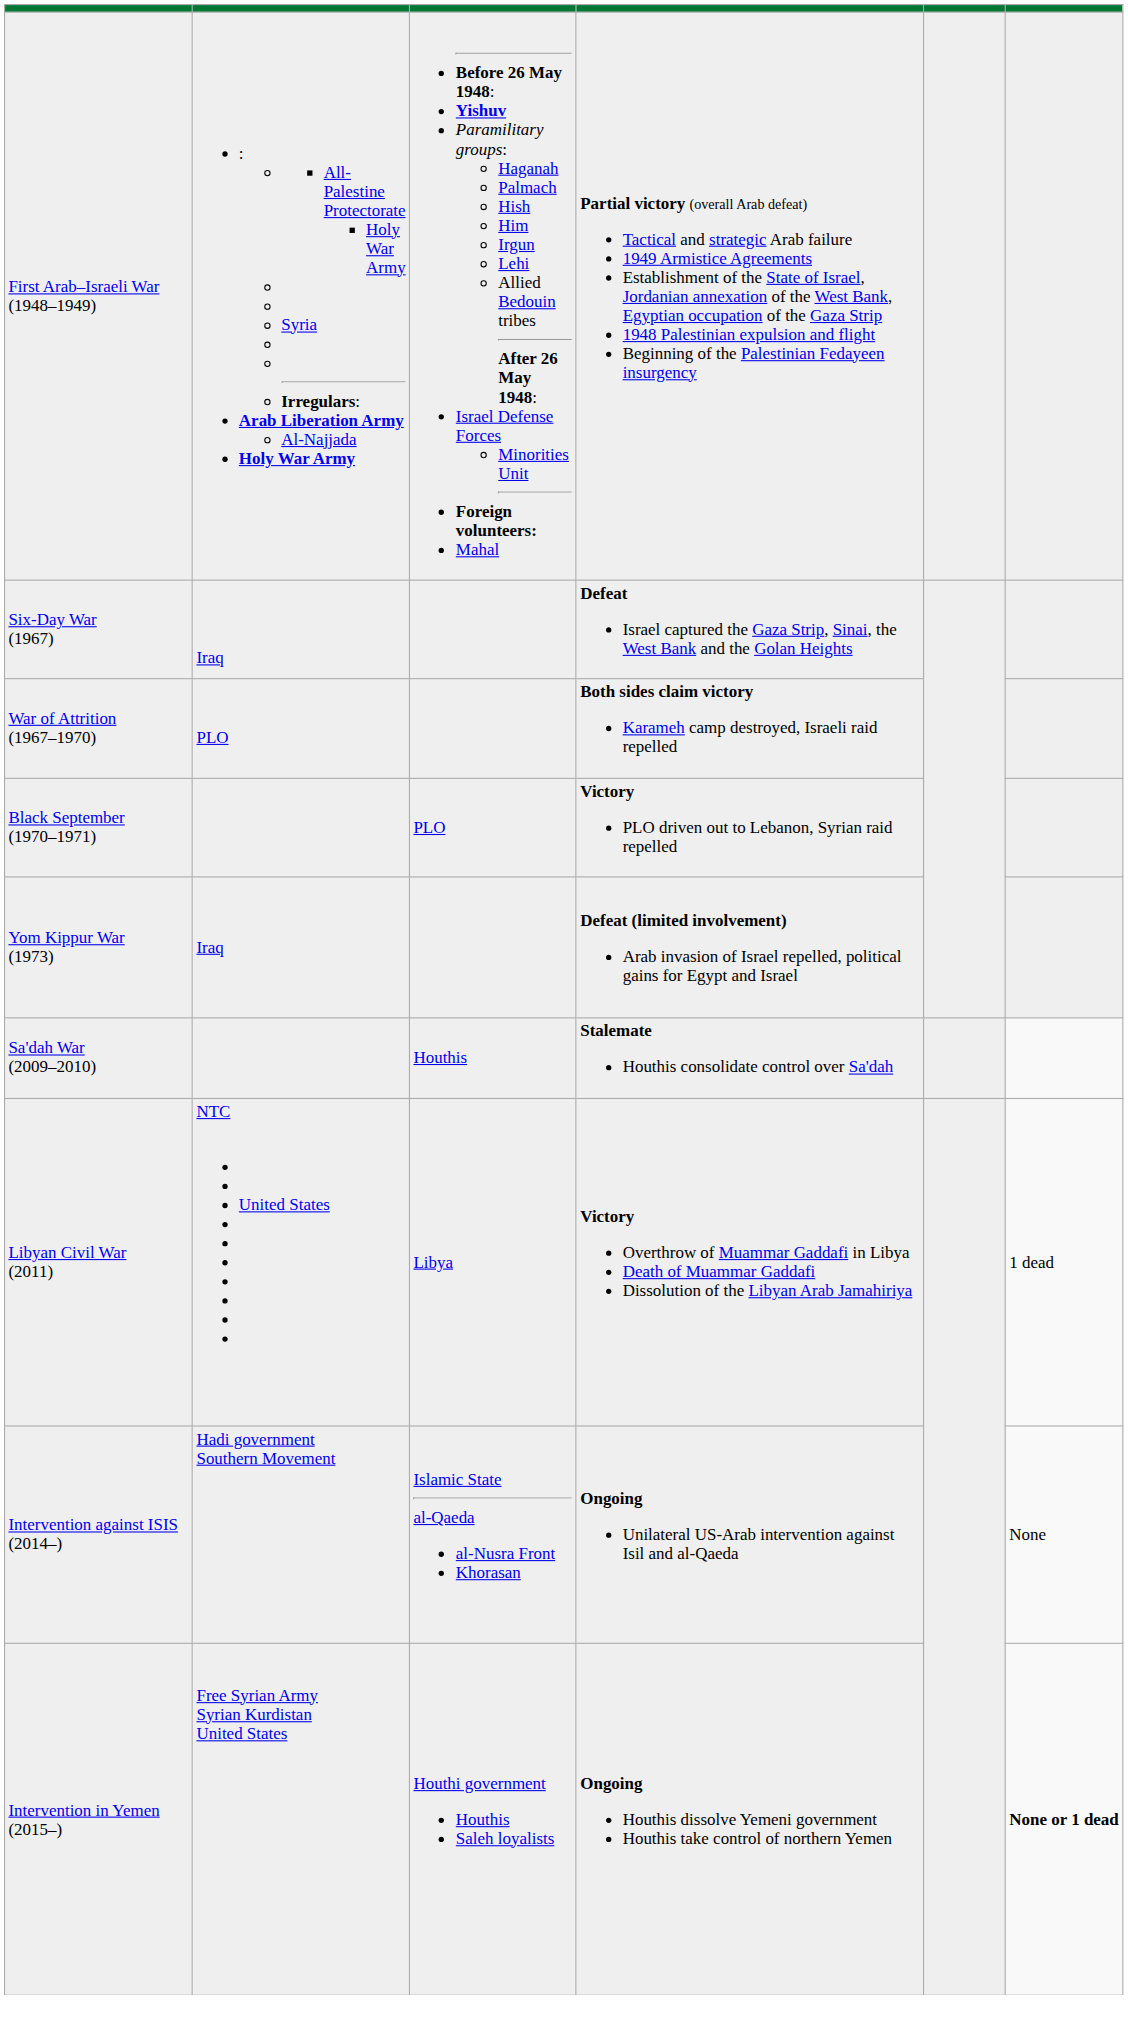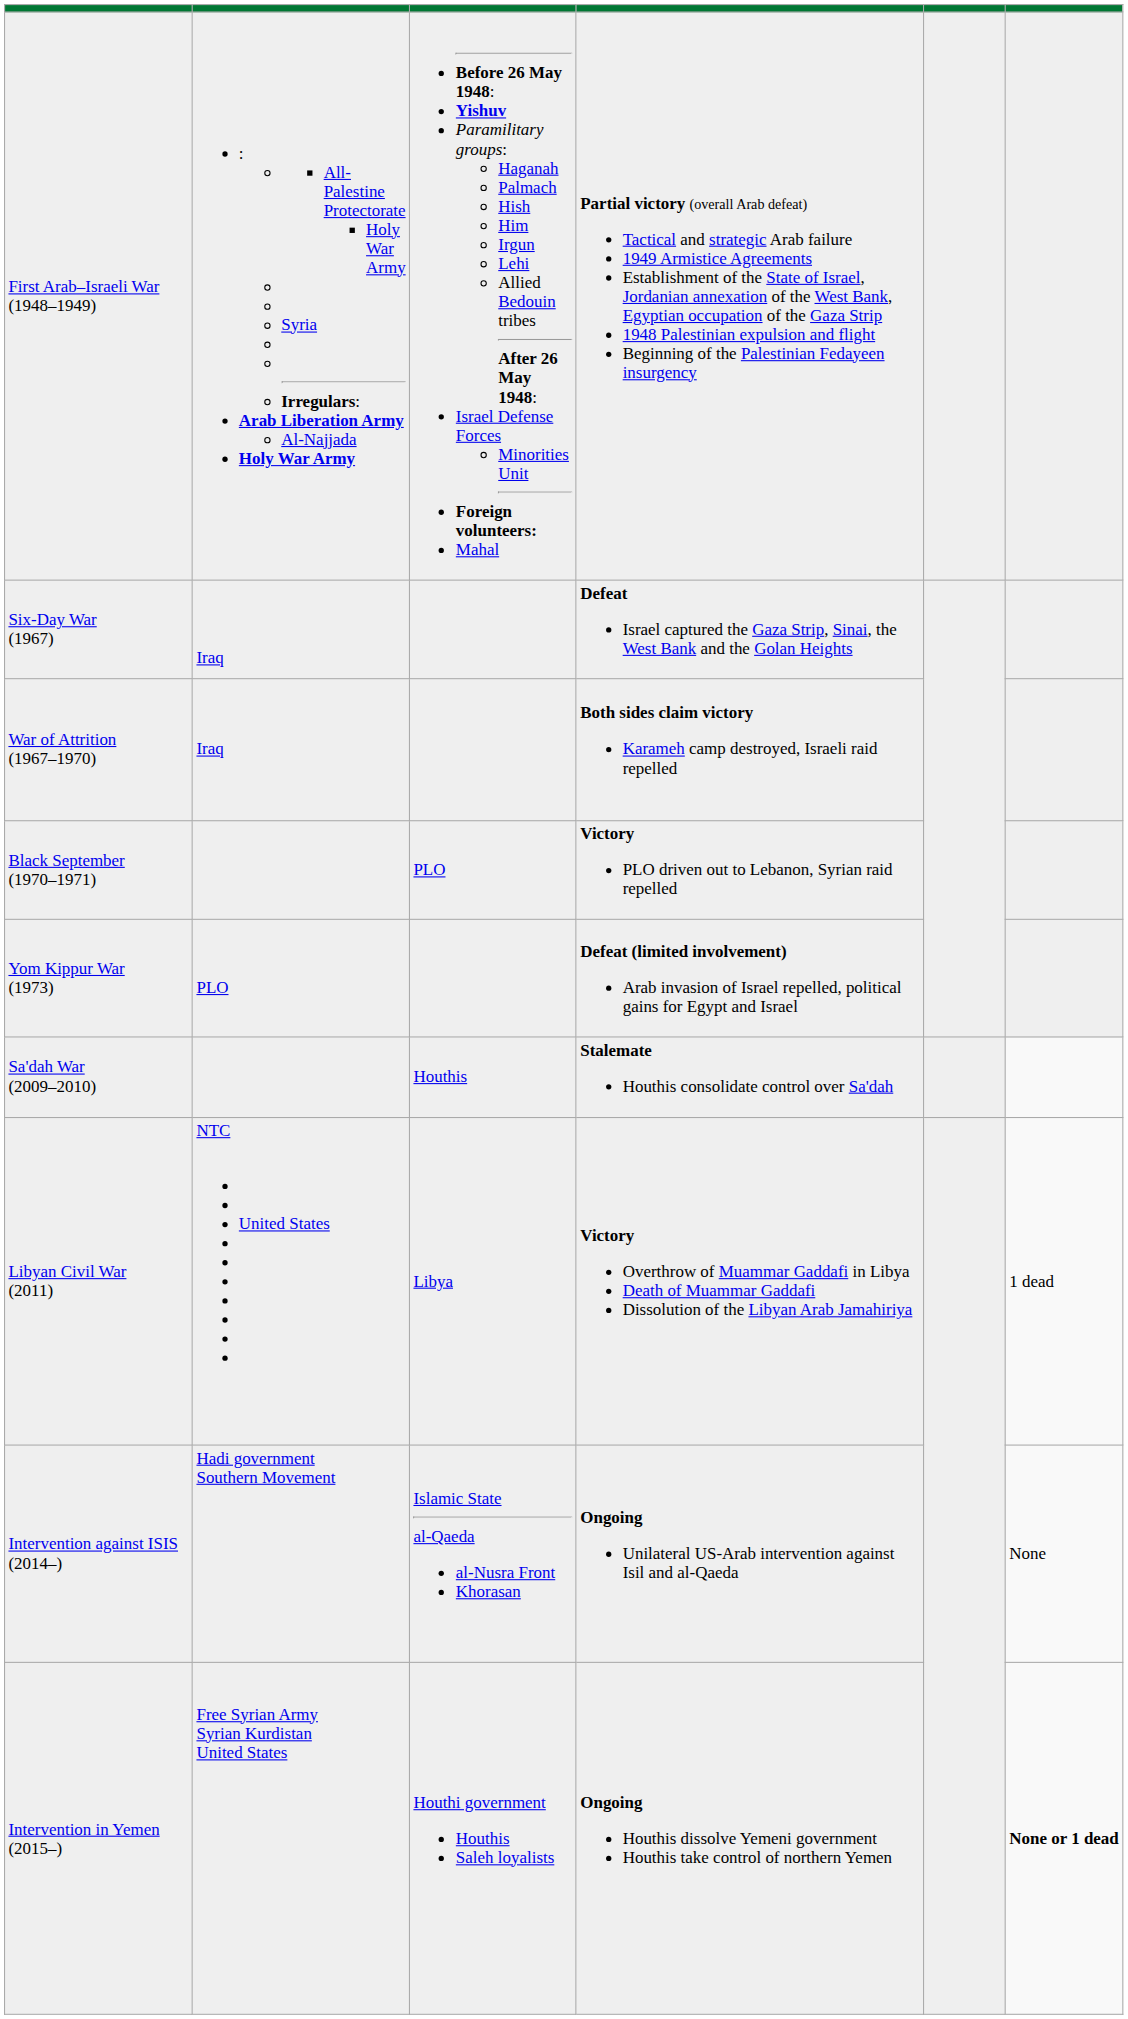(212, 737) PLO -> (210, 749) Iraq
(210, 947) Iraq -> (212, 987) PLO
